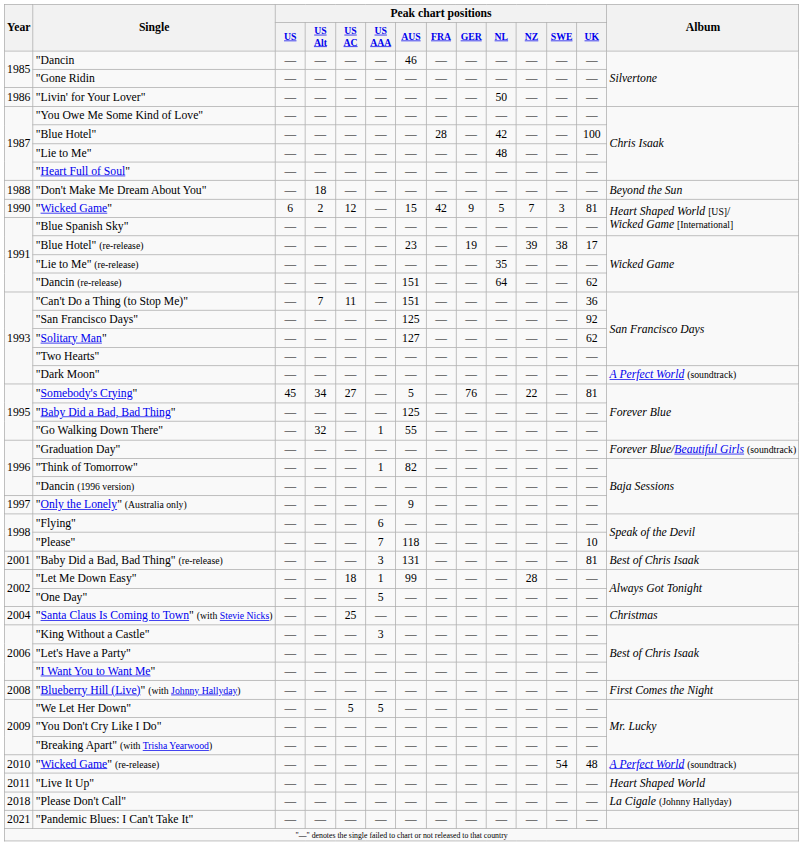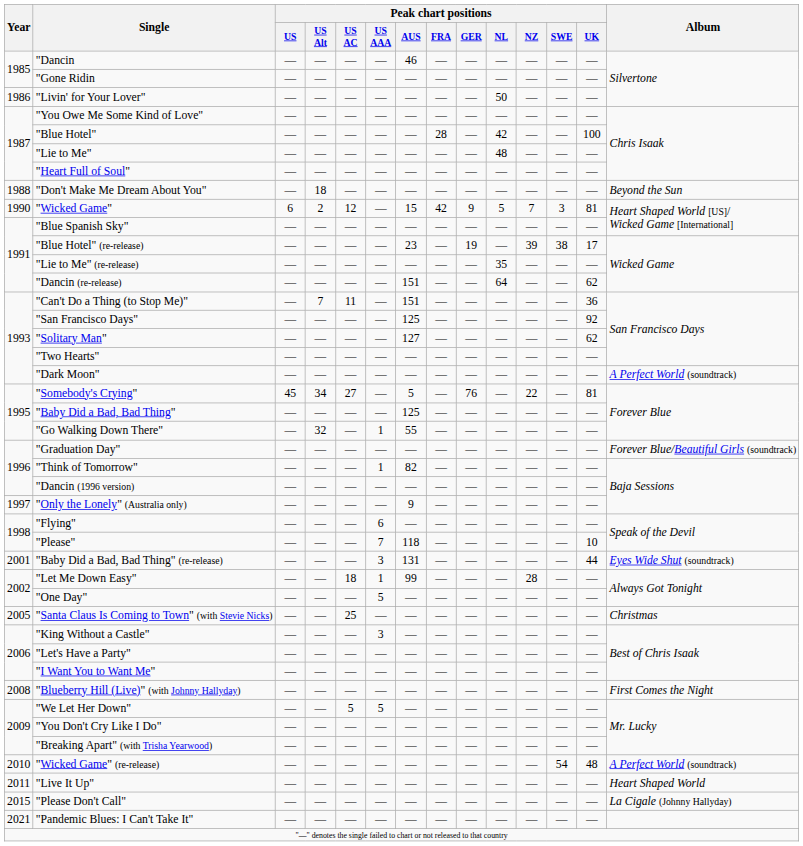(592, 560) 81 -> (592, 560) 44
(654, 560) Best of Chris Isaak -> (672, 560) Eyes Wide Shut (soundtrack)
(19, 615) 2004 -> (19, 615) 2005
(19, 801) 2018 -> (19, 801) 2015
